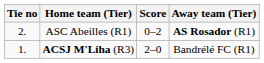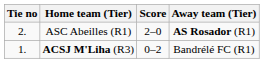(153, 31) 0–2 -> (153, 31) 2–0
(153, 49) 2–0 -> (153, 49) 0–2
